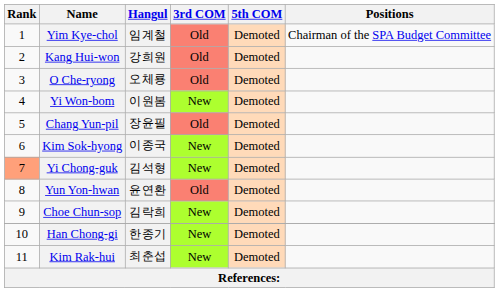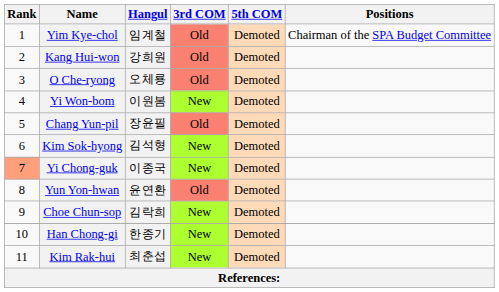(148, 145) 이종국 -> (148, 145) 김석형
(148, 167) 김석형 -> (148, 167) 이종국
